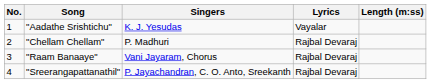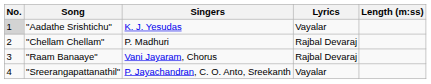(9, 27) no background -> (9, 27) lightgrey background
(326, 72) Rajbal Devaraj -> (311, 72) Vayalar
